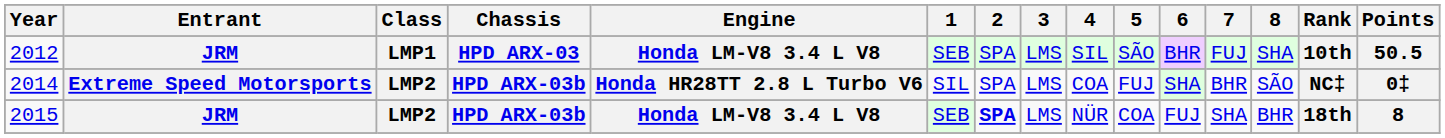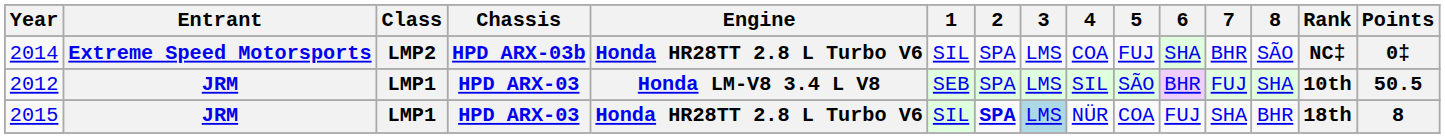rows swapped: (34, 53) <-> (34, 85)
(412, 116) LMP2 -> (412, 116) LMP1
(519, 116) HPD ARX-03b -> (519, 116) HPD ARX-03
(759, 116) Honda LM-V8 3.4 L V8 -> (759, 116) Honda HR28TT 2.8 L Turbo V6
(951, 116) SEB -> (951, 116) SIL
(1044, 116) no background -> (1044, 116) lightblue background
